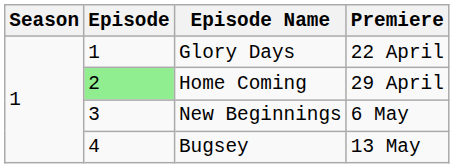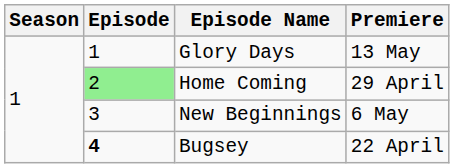(397, 52) 22 April -> (386, 52) 13 May
(94, 147) normal -> (94, 147) bold
(386, 147) 13 May -> (397, 147) 22 April
